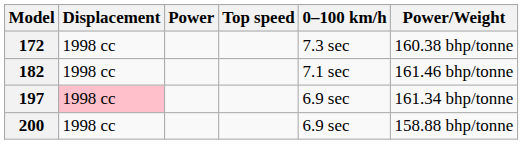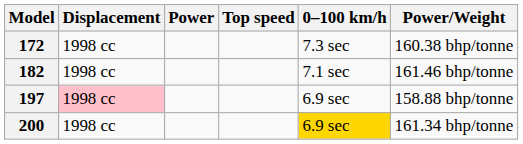(454, 98) 161.34 bhp/tonne -> (454, 98) 158.88 bhp/tonne
(326, 125) no background -> (326, 125) gold background
(454, 125) 158.88 bhp/tonne -> (454, 125) 161.34 bhp/tonne
